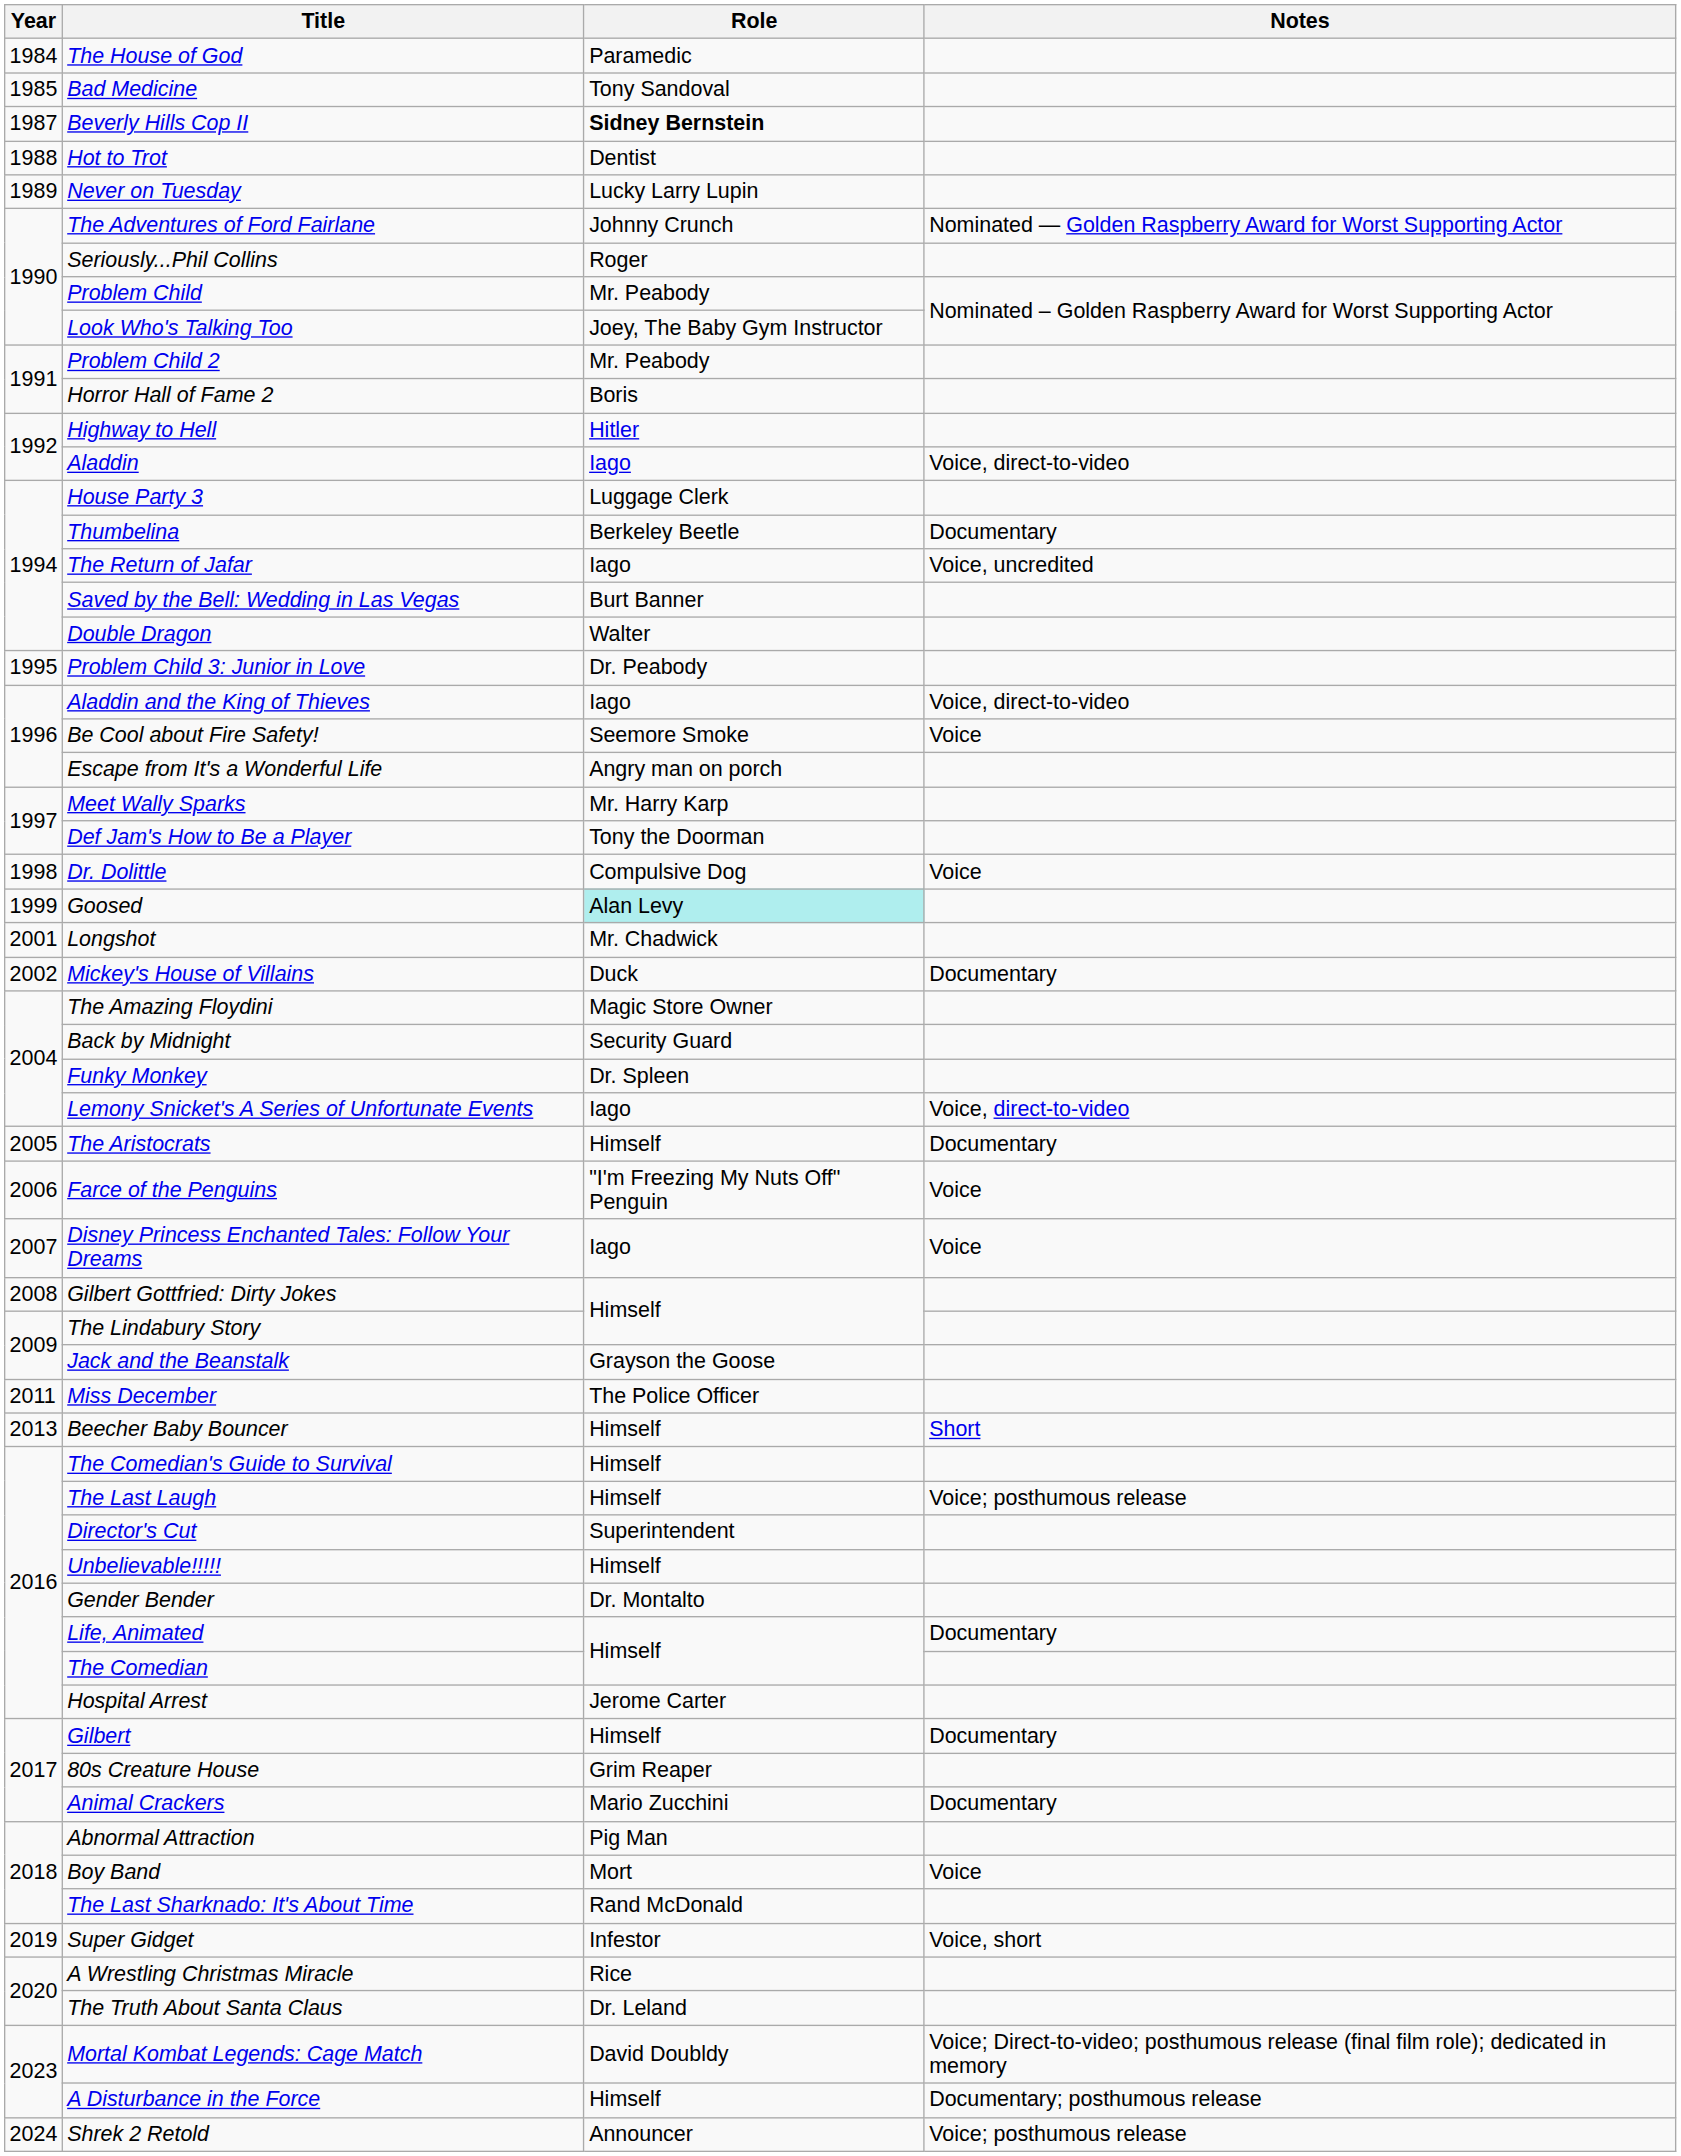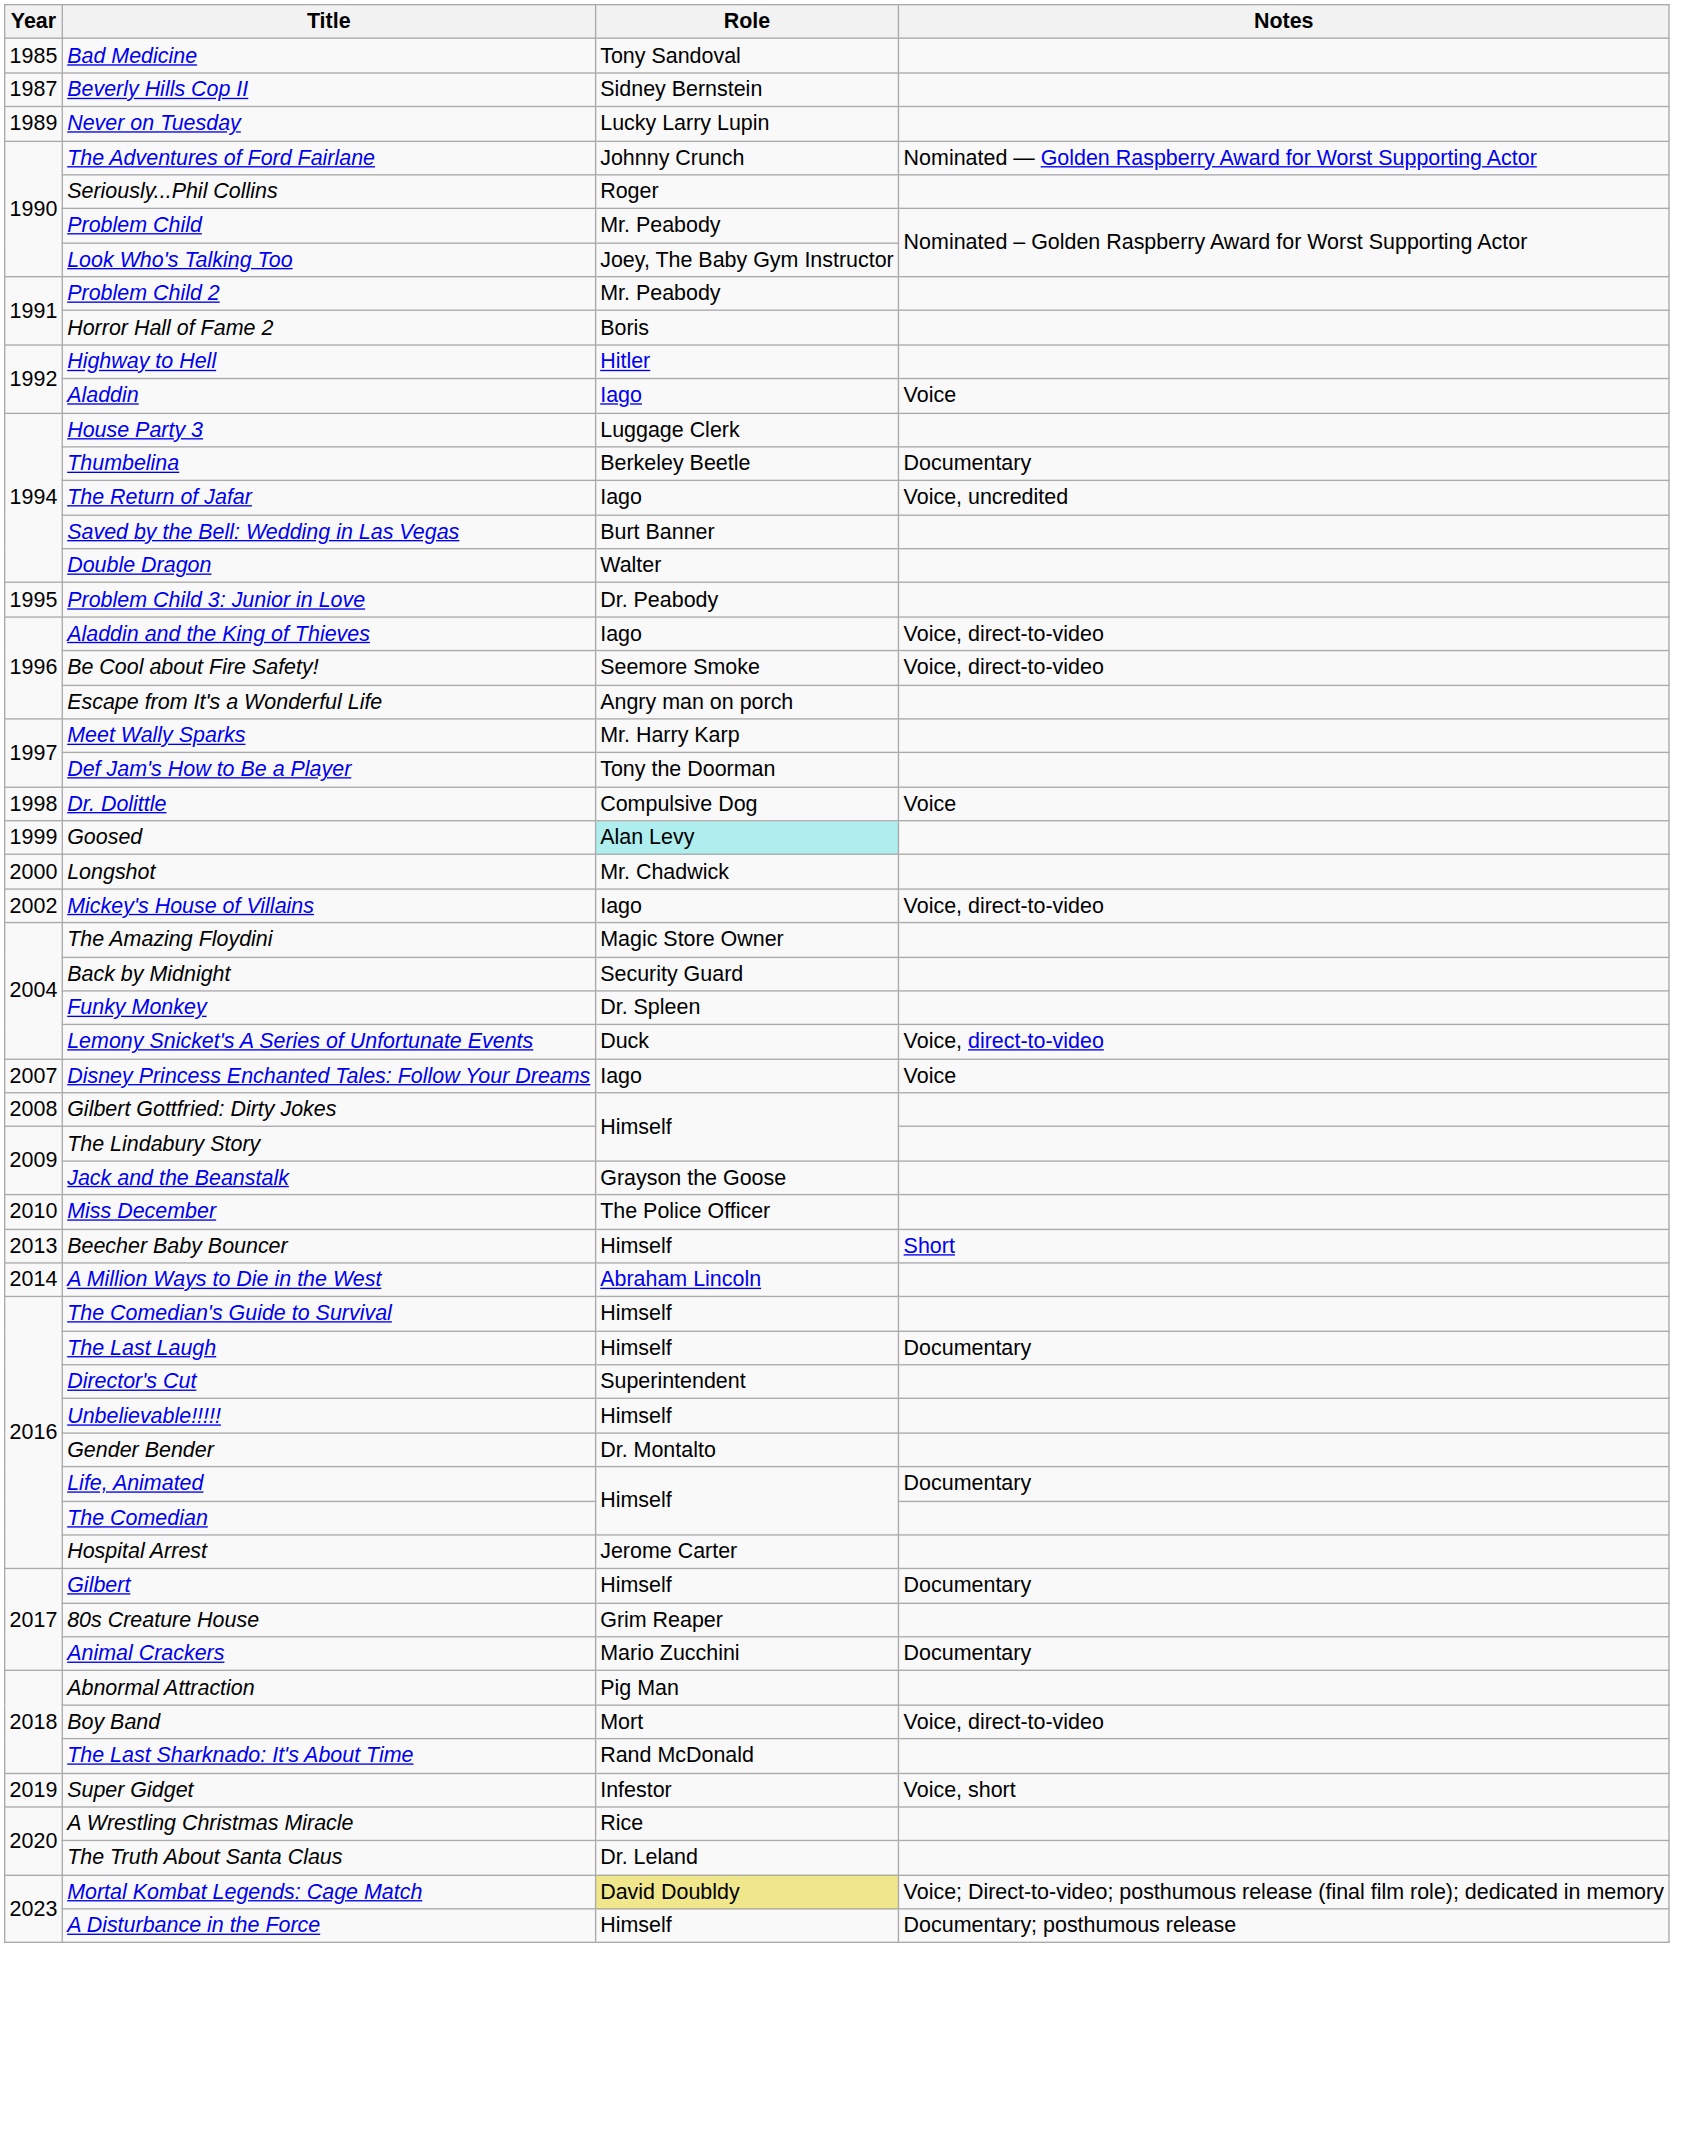- row: (155, 55)
(677, 123) bold -> (681, 89) normal
- row: (117, 157)
(1029, 463) Voice, direct-to-video -> (930, 395) Voice
(955, 735) Voice -> (1004, 667) Voice, direct-to-video
(33, 939) 2001 -> (33, 871) 2000
(614, 973) Duck -> (621, 905) Iago
(993, 973) Documentary -> (1004, 905) Voice, direct-to-video
(610, 1109) Iago -> (625, 1041) Duck
- row: (139, 1143)
- row: (172, 1189)
(33, 1395) 2011 -> (33, 1211) 2010
+ row: (224, 1279)
(1058, 1497) Voice; posthumous release -> (967, 1347) Documentary
(955, 1871) Voice -> (1004, 1721) Voice, direct-to-video
(659, 2053) no background -> (670, 1891) khaki background
- row: (138, 2134)
